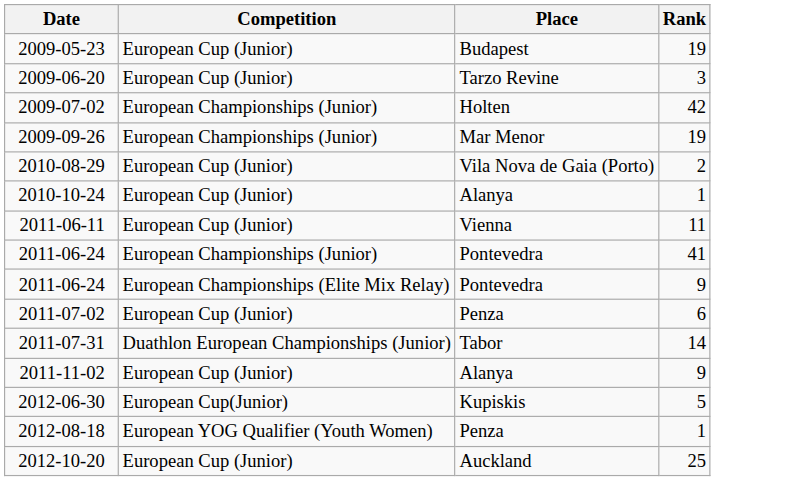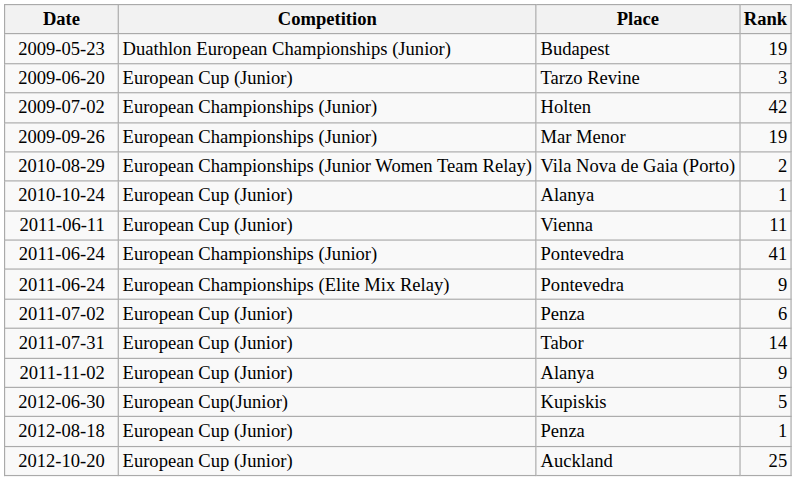(208, 48) European Cup (Junior) -> (287, 48) Duathlon European Championships (Junior)
(208, 166) European Cup (Junior) -> (327, 166) European Championships (Junior Women Team Relay)
(287, 343) Duathlon European Championships (Junior) -> (208, 343) European Cup (Junior)
(278, 431) European YOG Qualifier (Youth Women) -> (208, 431) European Cup (Junior)
